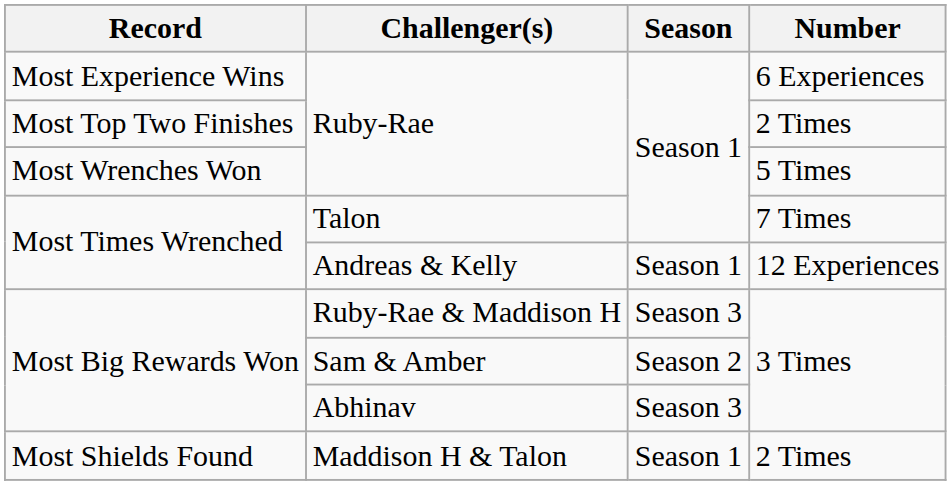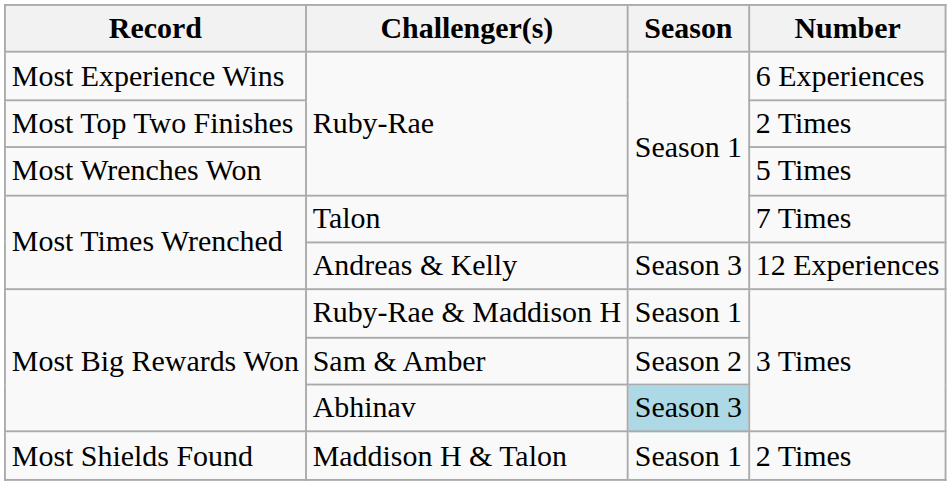(688, 265) Season 1 -> (688, 265) Season 3
(688, 312) Season 3 -> (688, 312) Season 1
(688, 407) no background -> (688, 407) lightblue background
